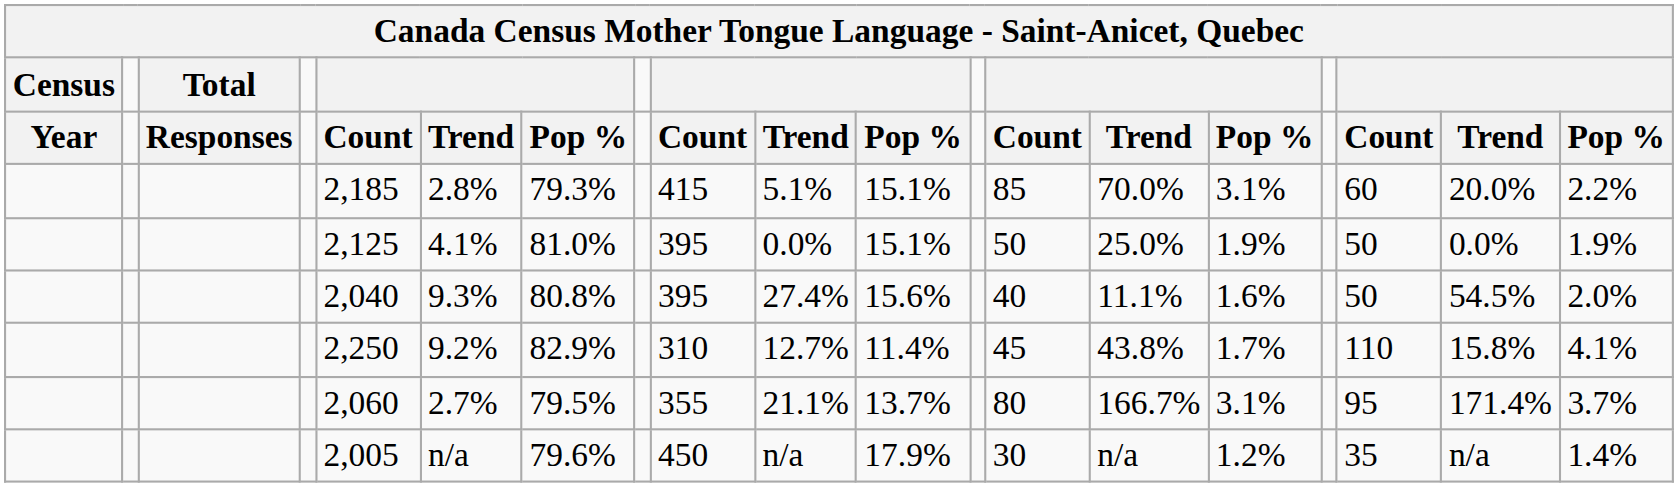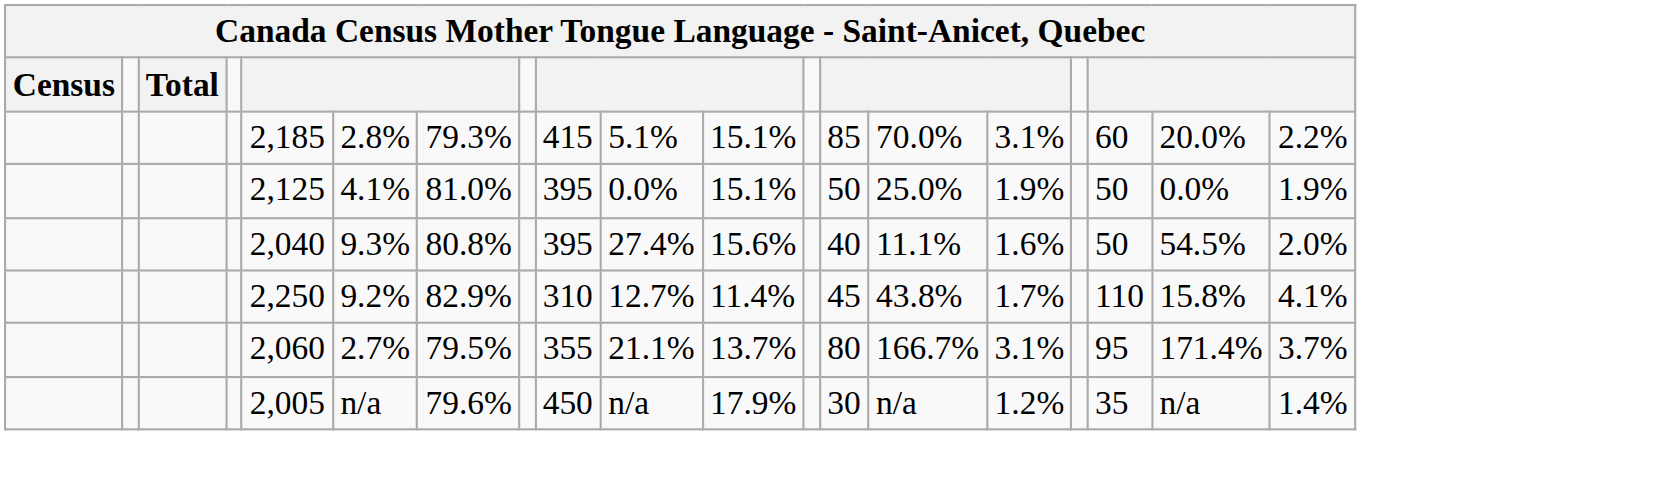- row: (64, 137)
